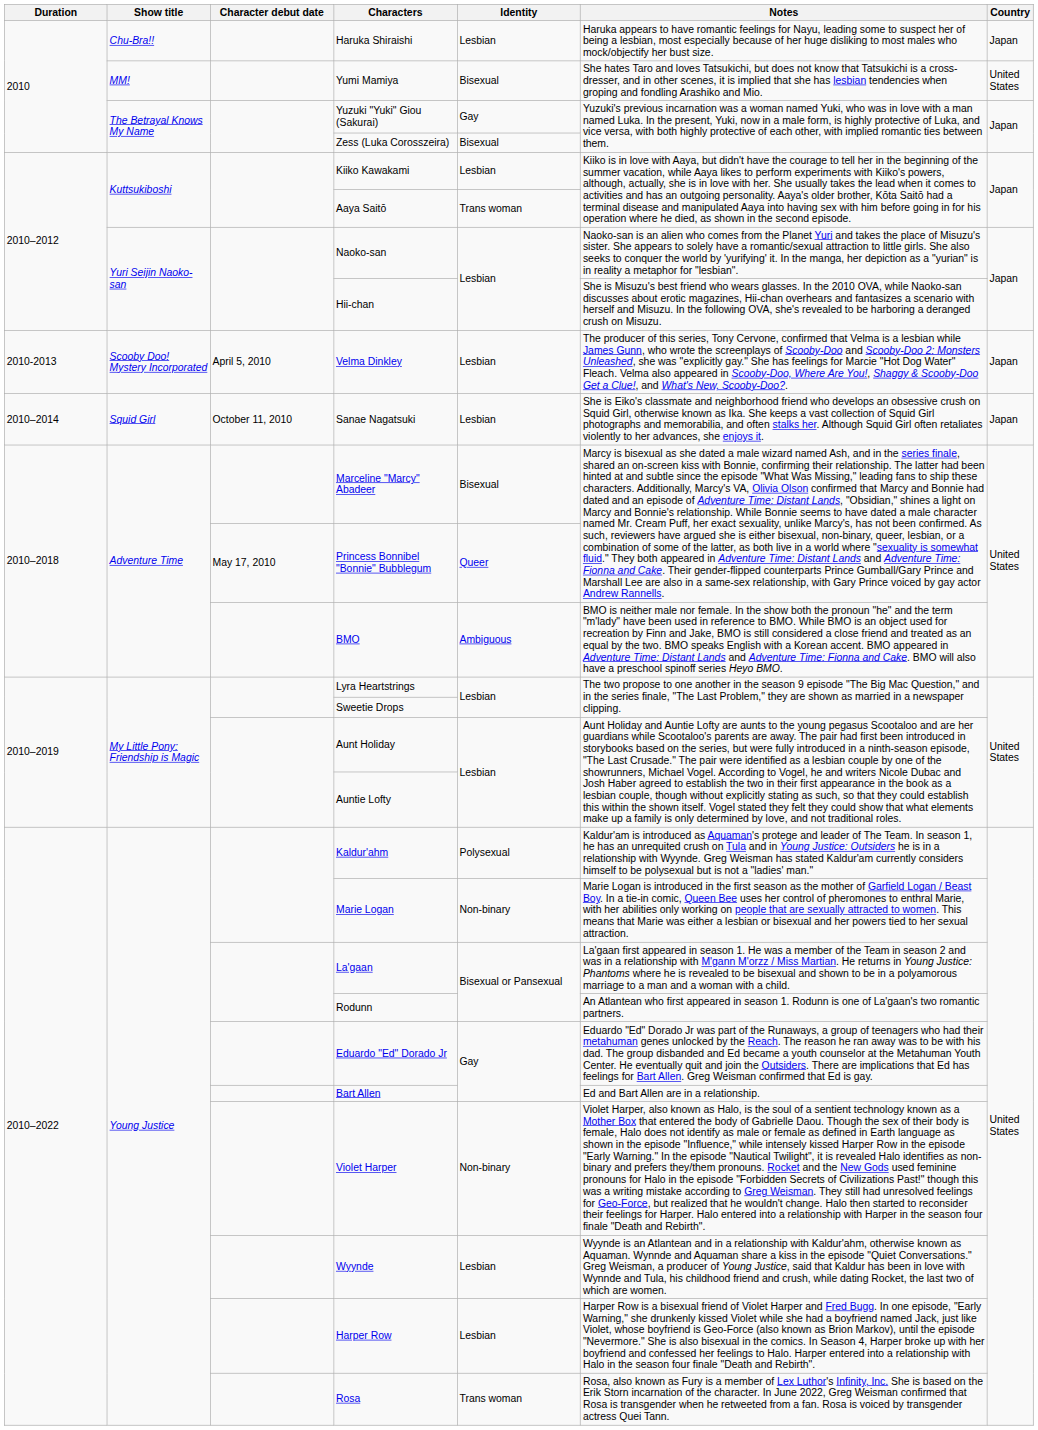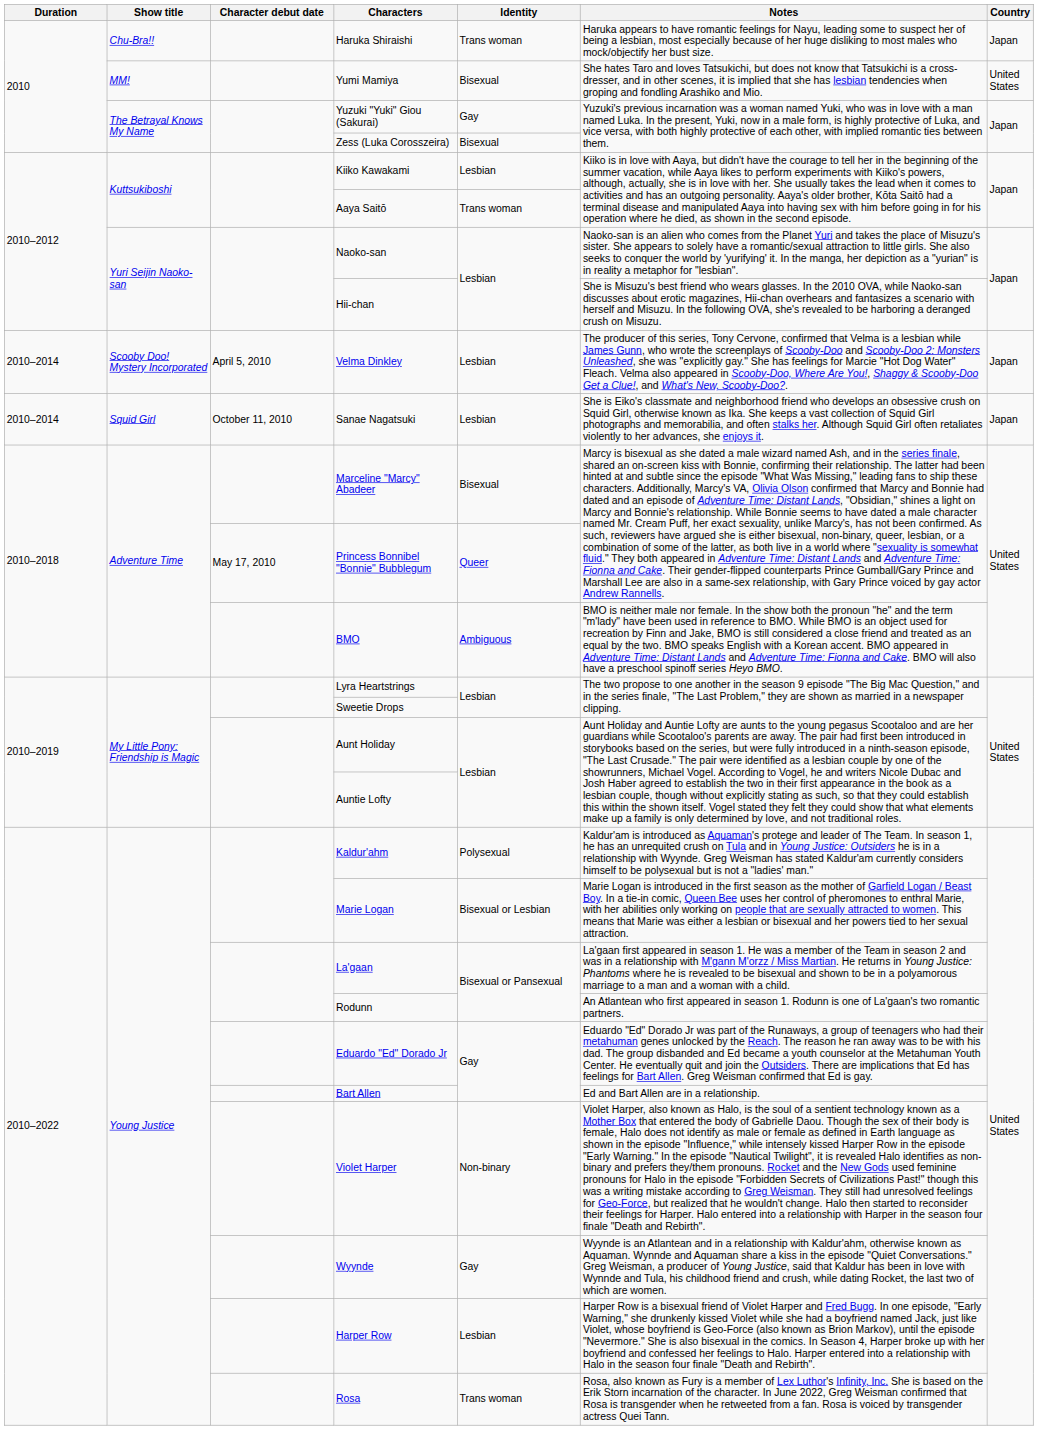(478, 40) Lesbian -> (491, 40) Trans woman
(32, 362) 2010-2013 -> (33, 362) 2010–2014
(485, 910) Non-binary -> (505, 910) Bisexual or Lesbian
(478, 1266) Lesbian -> (469, 1266) Gay
